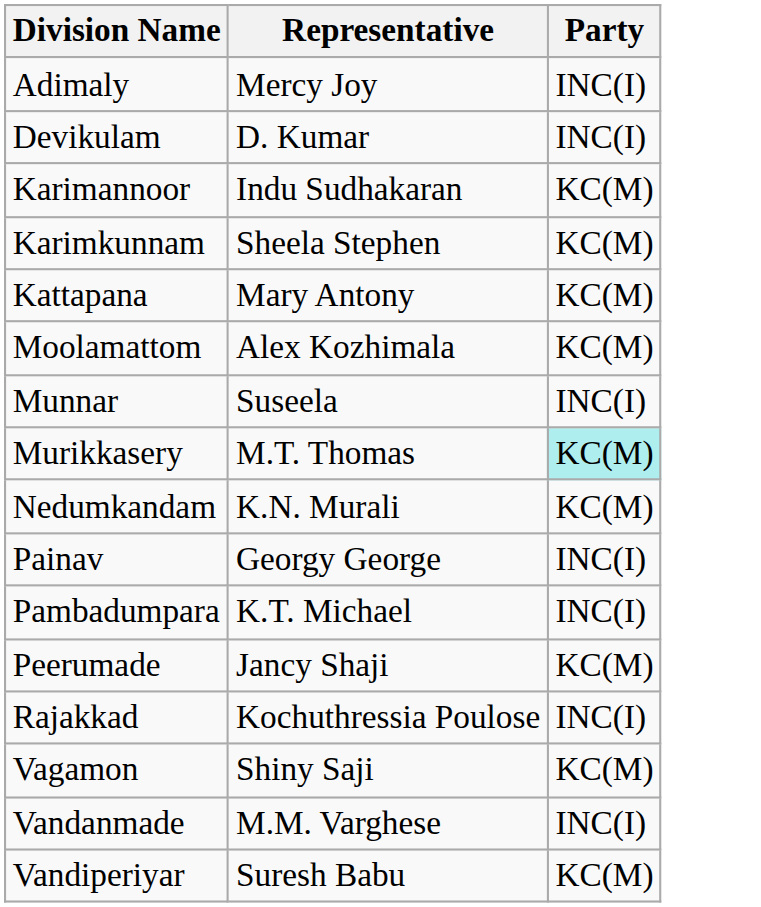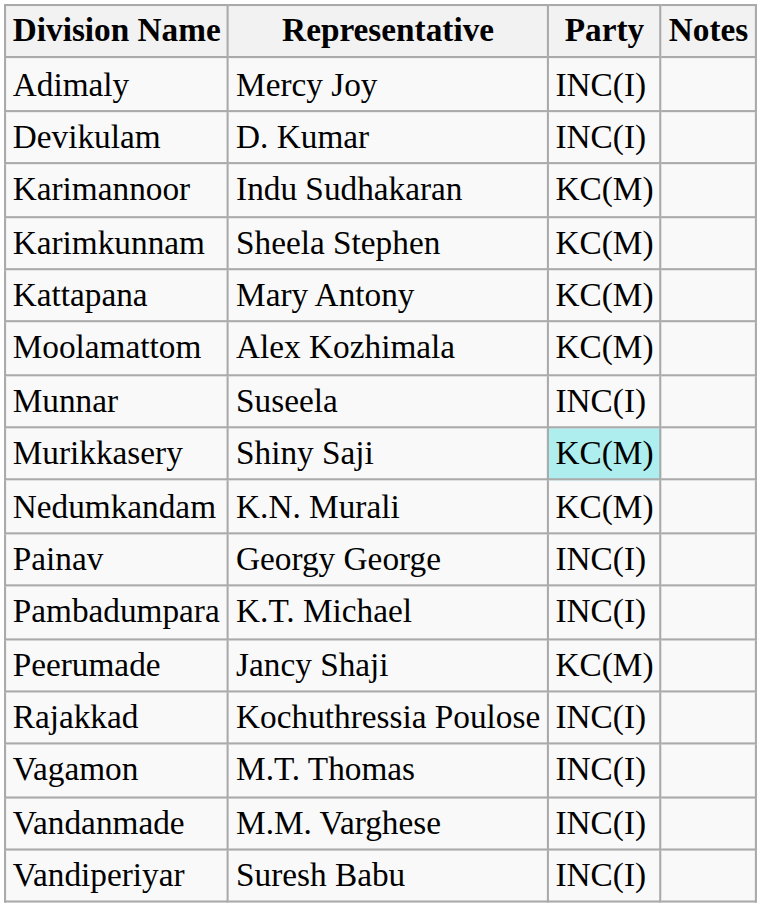+ column: (709, 30)
(326, 453) M.T. Thomas -> (305, 453) Shiny Saji
(305, 769) Shiny Saji -> (326, 769) M.T. Thomas
(604, 769) KC(M) -> (601, 769) INC(I)
(604, 875) KC(M) -> (601, 875) INC(I)
